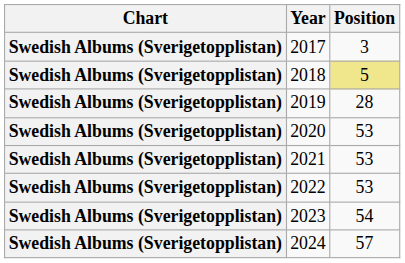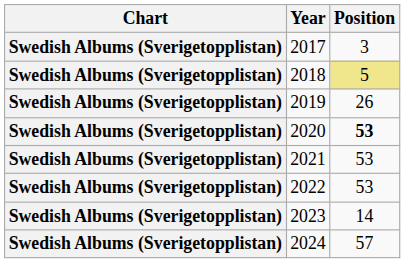(364, 103) 28 -> (364, 103) 26
(364, 131) normal -> (364, 131) bold
(364, 215) 54 -> (364, 215) 14
